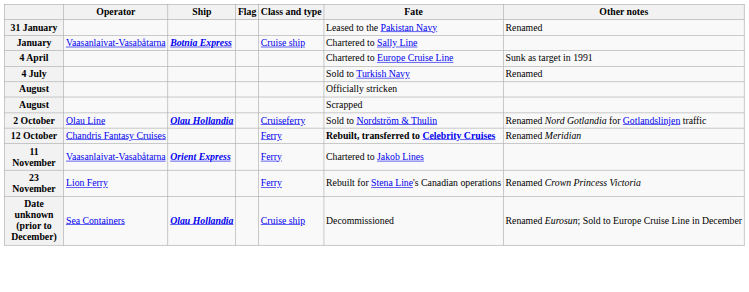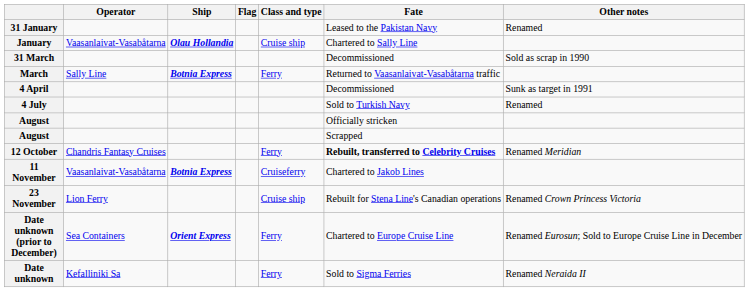(201, 43) Botnia Express -> (202, 43) Olau Hollandia
+ row: (34, 58)
+ row: (34, 74)
(390, 58) Chartered to Europe Cruise Line -> (360, 89) Decommissioned
- row: (34, 120)
(200, 157) Orient Express -> (201, 172) Botnia Express
(271, 157) Ferry -> (283, 172) Cruiseferry
(271, 183) Ferry -> (283, 198) Cruise ship
(202, 220) Olau Hollandia -> (200, 236) Orient Express
(283, 220) Cruise ship -> (271, 236) Ferry
(360, 220) Decommissioned -> (390, 236) Chartered to Europe Cruise Line
+ row: (34, 273)
